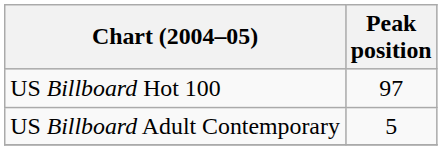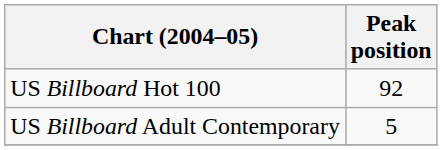(391, 88) 97 -> (391, 88) 92
